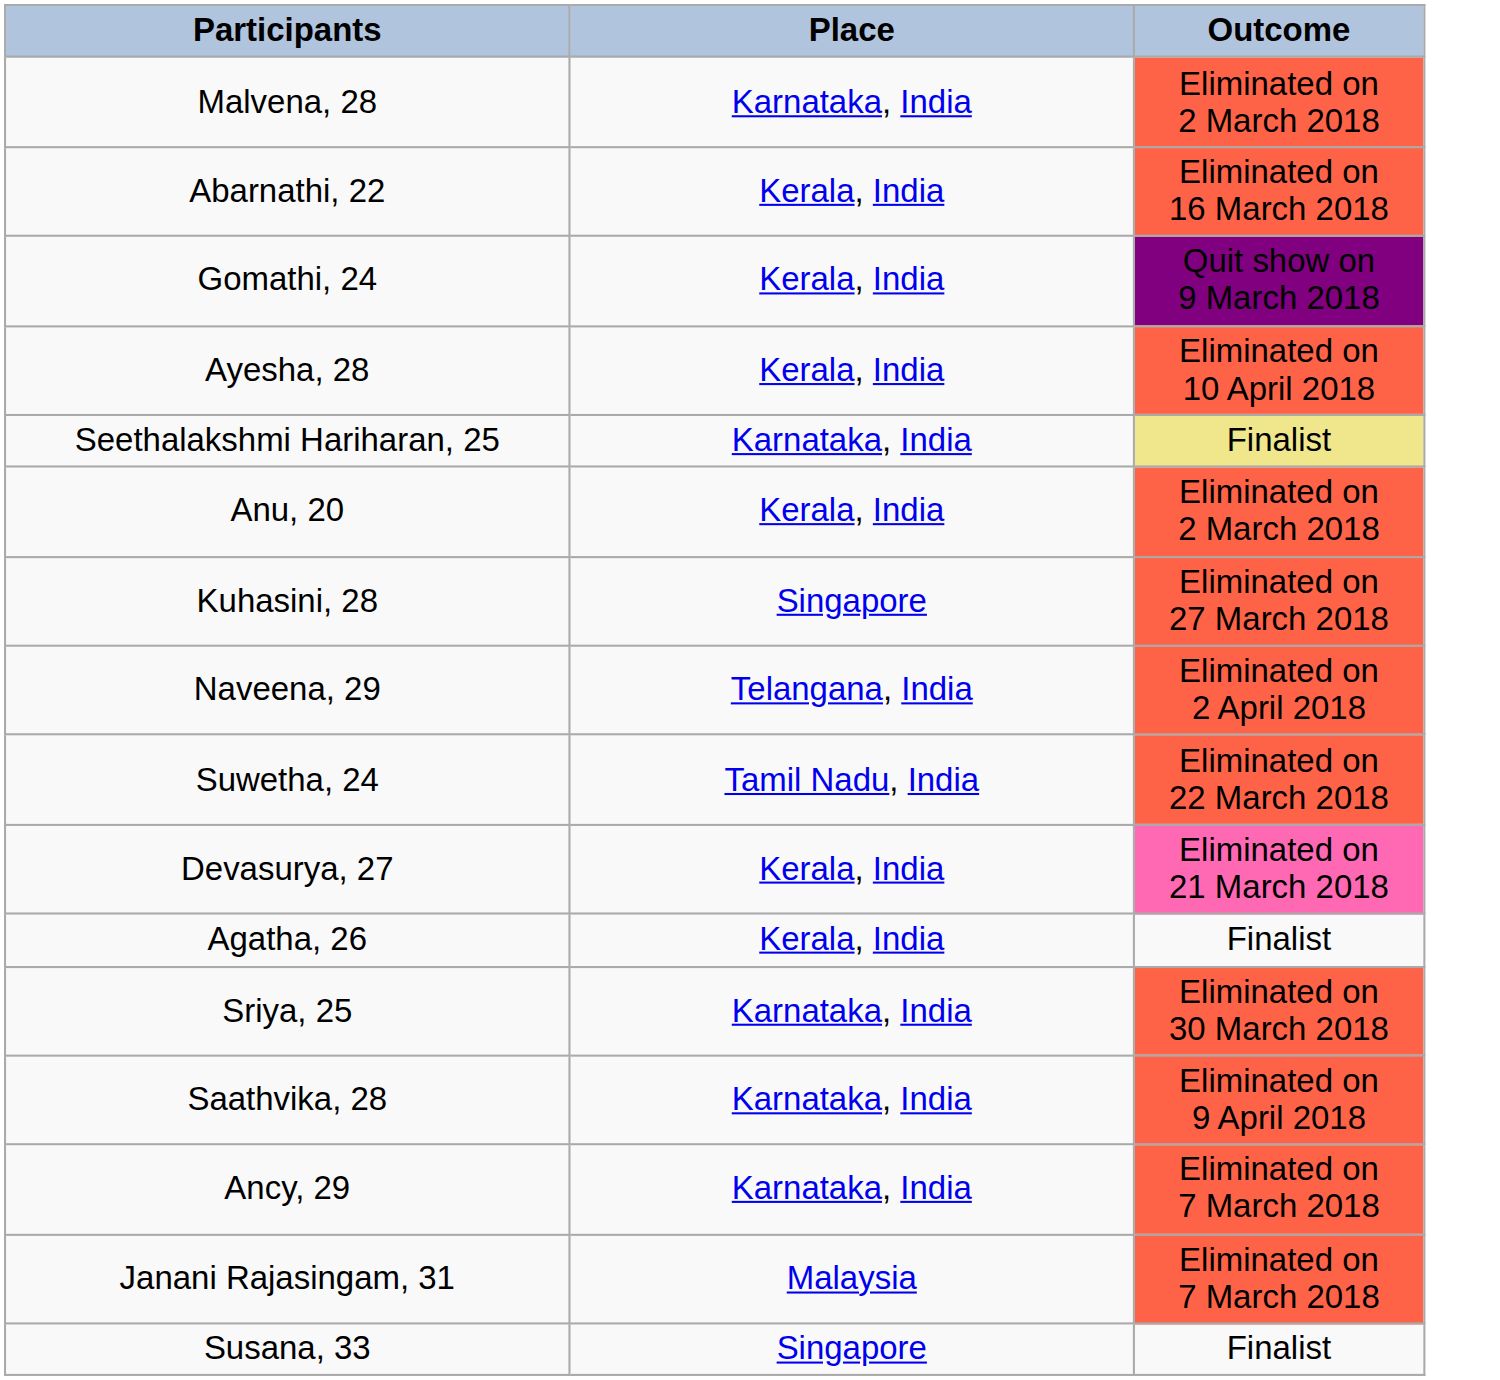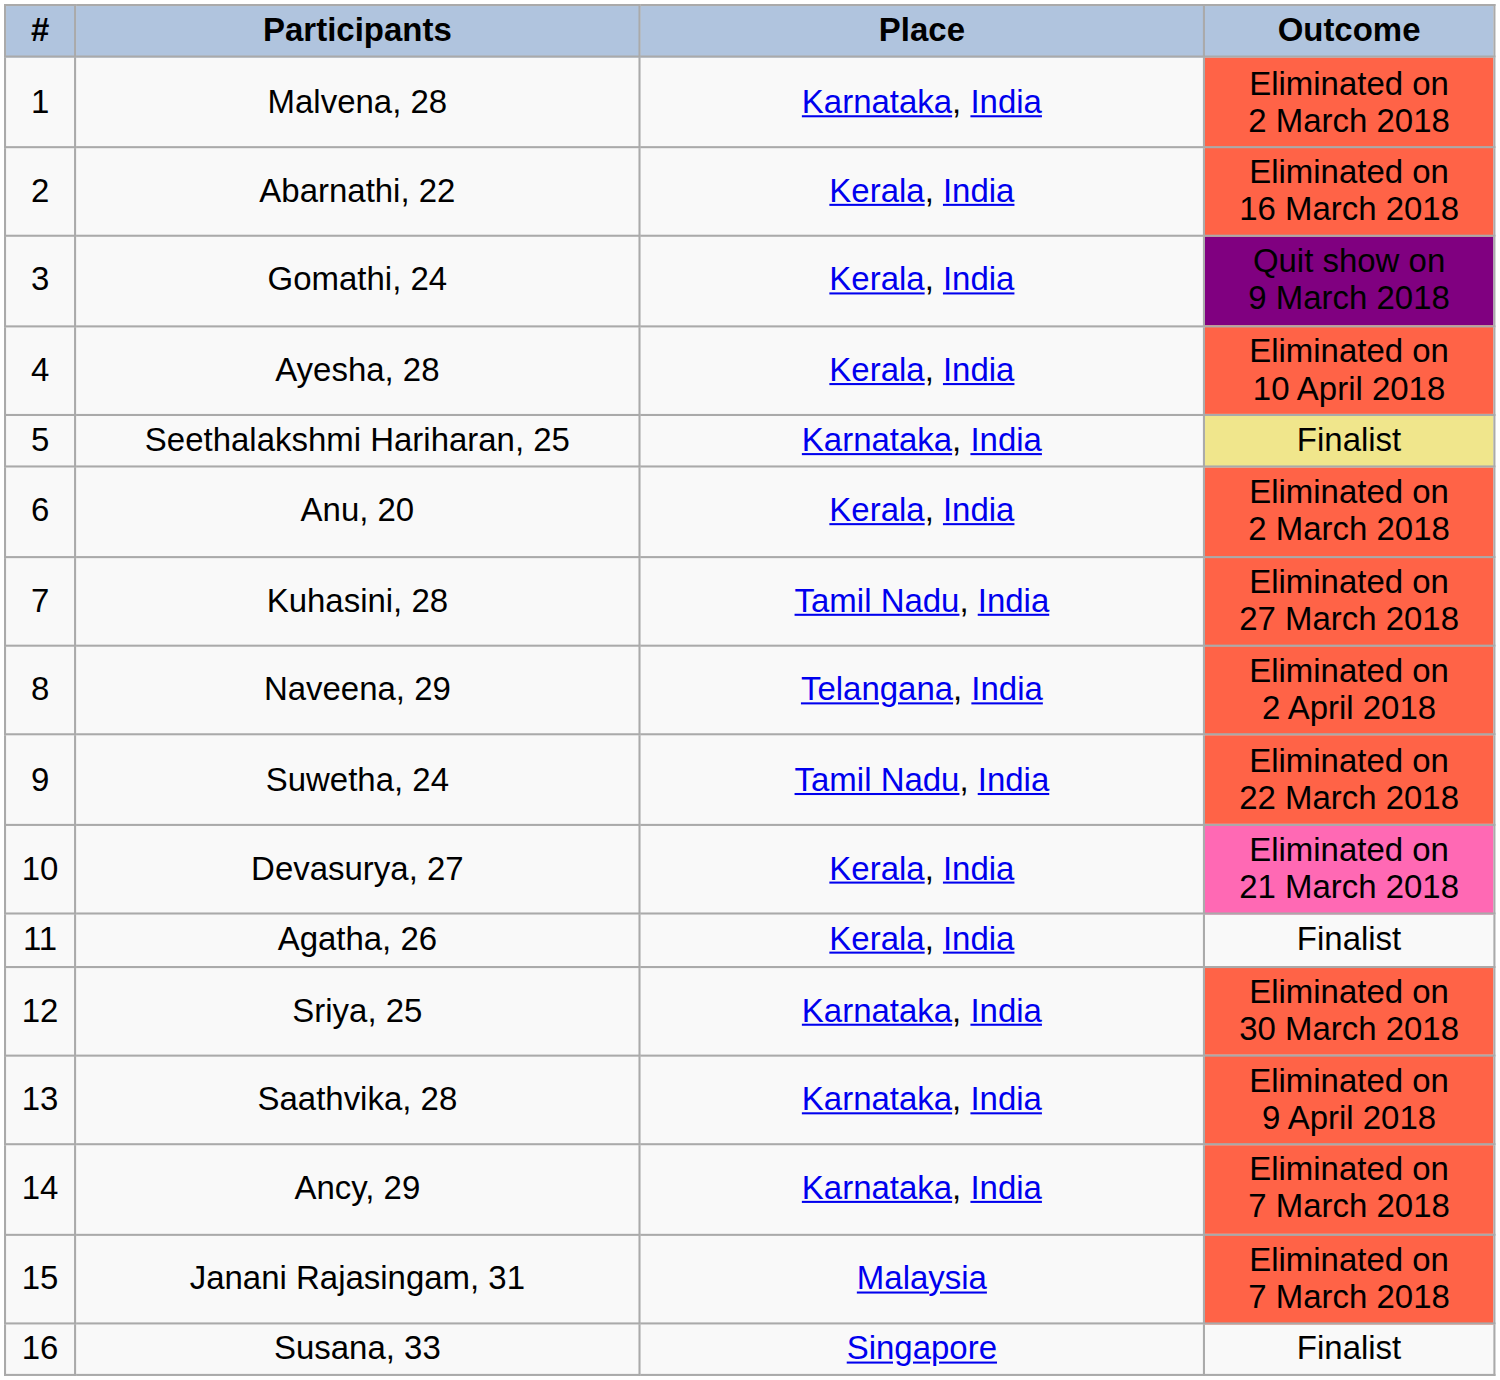+ column: (40, 30)
(852, 600) Singapore -> (922, 600) Tamil Nadu, India
